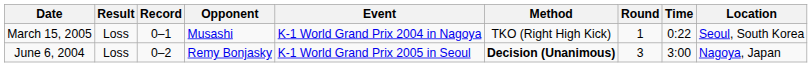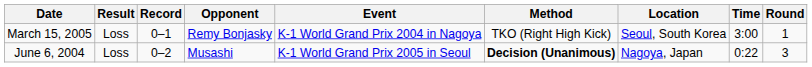columns swapped: (640, 14) <-> (752, 14)
(210, 33) Musashi -> (230, 33) Remy Bonjasky
(679, 33) 0:22 -> (746, 33) 3:00
(230, 53) Remy Bonjasky -> (210, 53) Musashi
(679, 53) 3:00 -> (746, 53) 0:22
